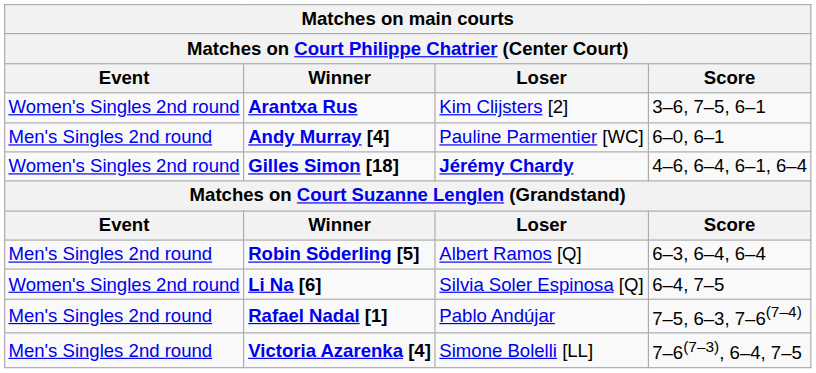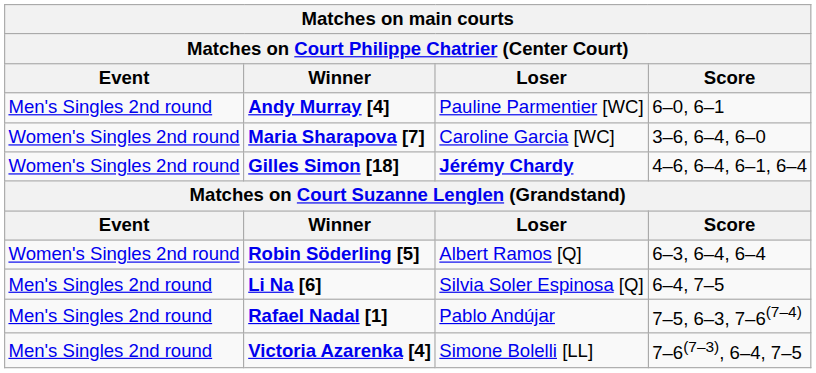- row: (303, 107)
+ row: (336, 136)
(110, 254) Men's Singles 2nd round -> (124, 254) Women's Singles 2nd round
(124, 284) Women's Singles 2nd round -> (110, 284) Men's Singles 2nd round
